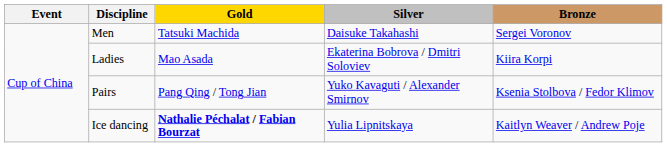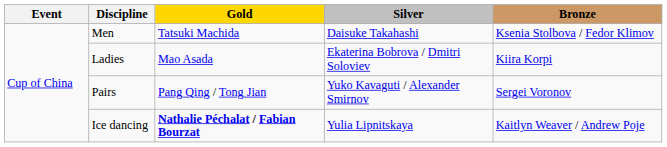(534, 33) Sergei Voronov -> (575, 33) Ksenia Stolbova / Fedor Klimov
(575, 92) Ksenia Stolbova / Fedor Klimov -> (534, 92) Sergei Voronov
